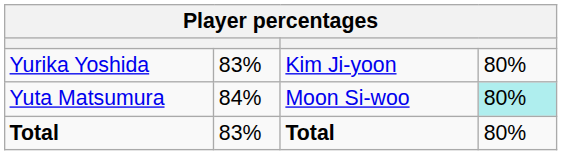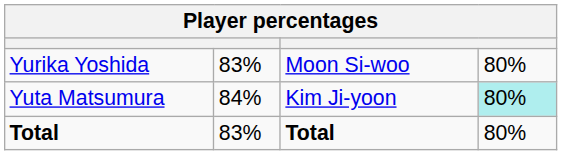(341, 64) Kim Ji-yoon -> (347, 64) Moon Si-woo
(347, 98) Moon Si-woo -> (341, 98) Kim Ji-yoon
